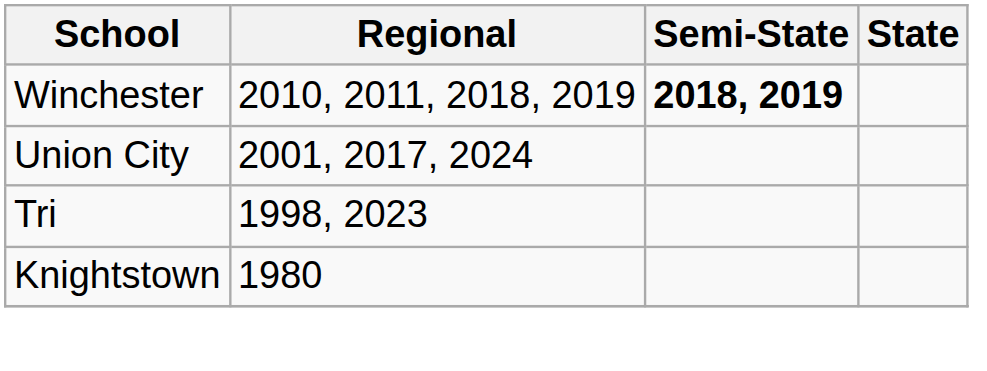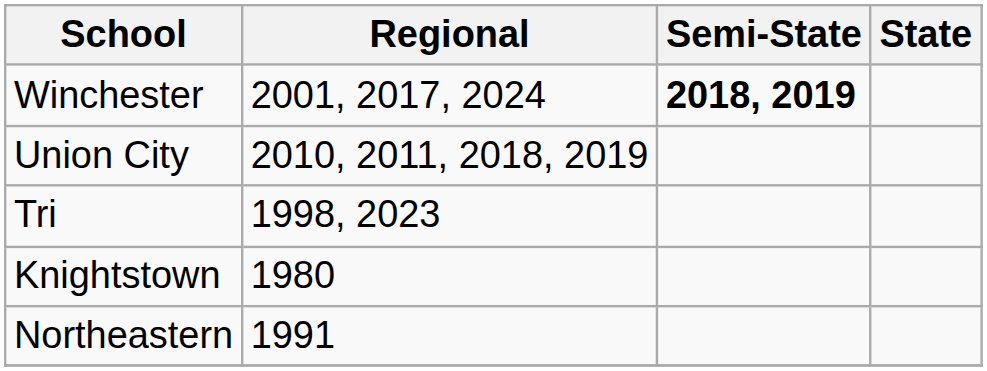(437, 94) 2010, 2011, 2018, 2019 -> (398, 94) 2001, 2017, 2024
(386, 154) 2001, 2017, 2024 -> (450, 154) 2010, 2011, 2018, 2019
+ row: (124, 335)
